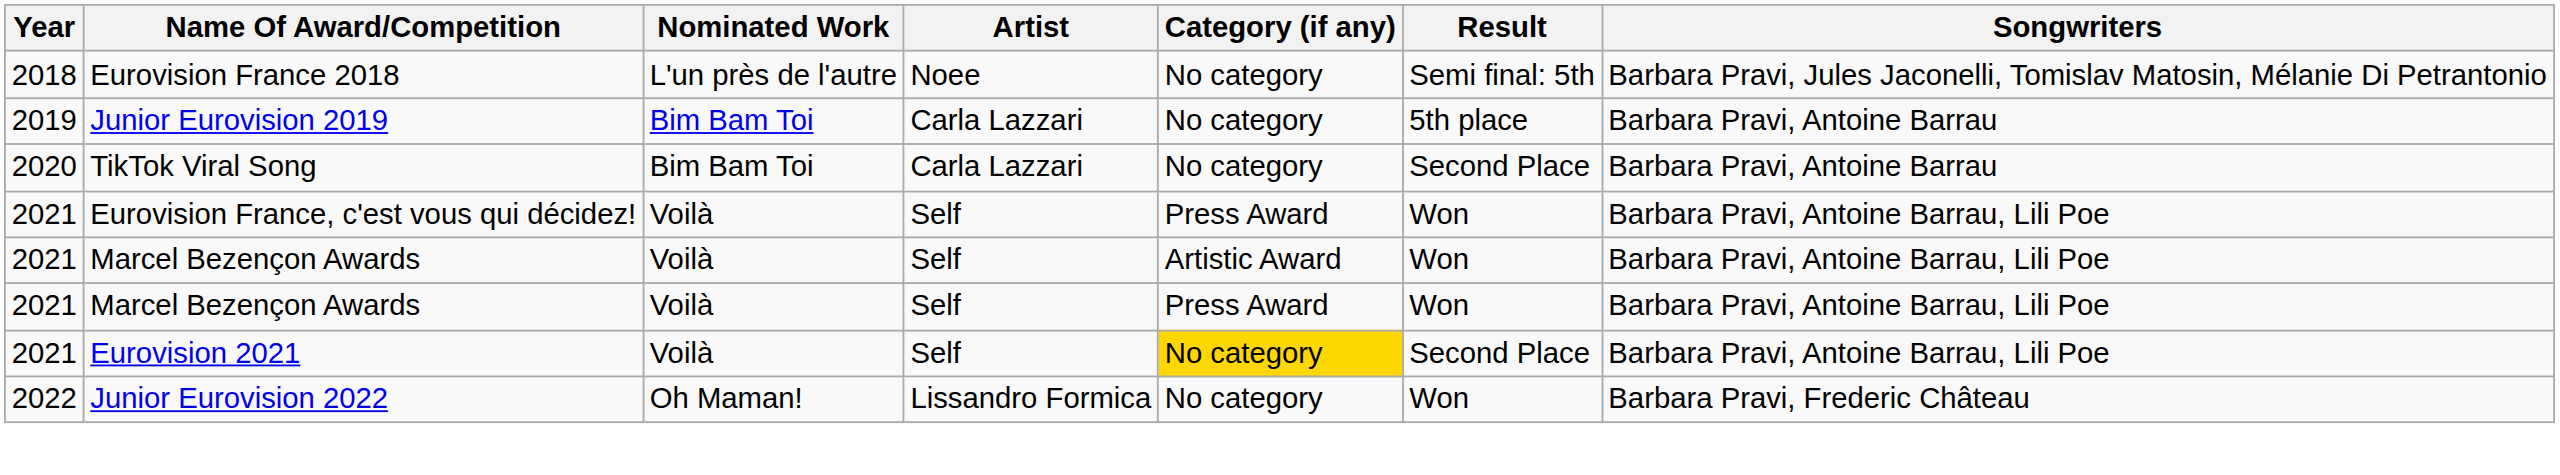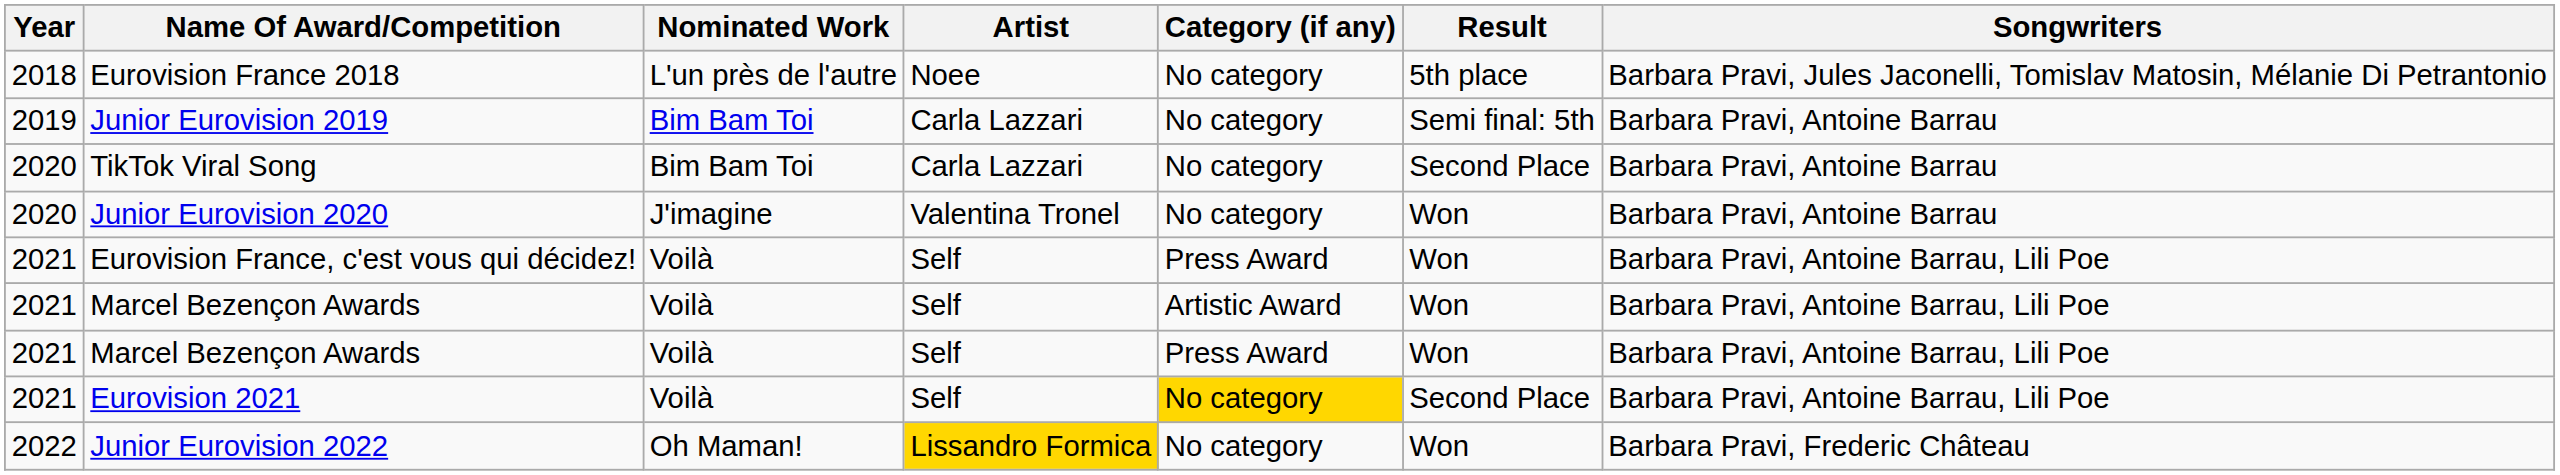(1502, 74) Semi final: 5th -> (1469, 74) 5th place
(1469, 120) 5th place -> (1502, 120) Semi final: 5th
+ row: (44, 213)
(1031, 399) no background -> (1031, 445) gold background
